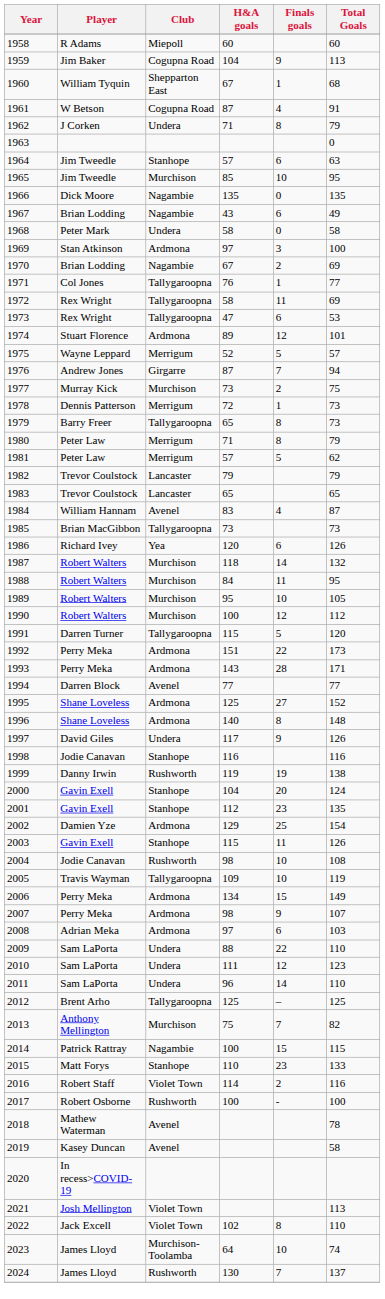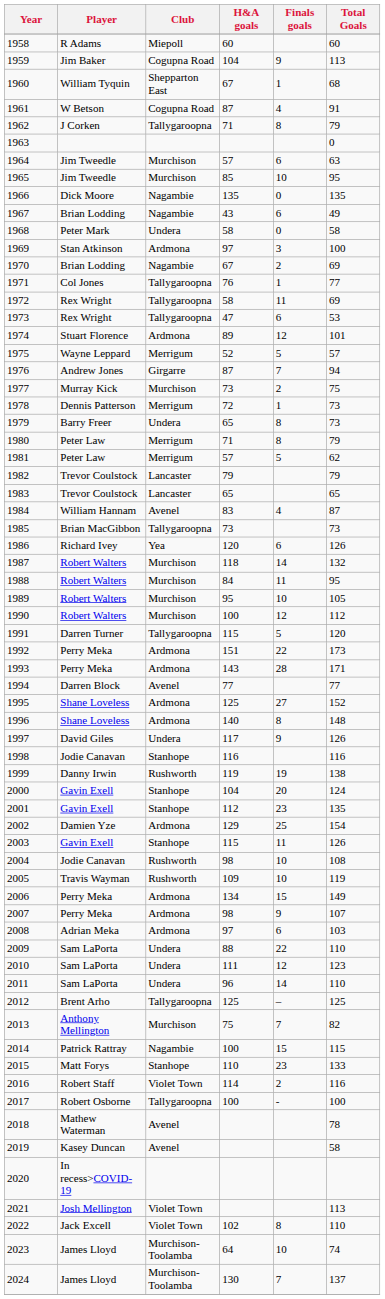(164, 125) Undera -> (180, 125) Tallygaroopna
(169, 160) Stanhope -> (172, 160) Murchison
(180, 423) Tallygaroopna -> (164, 423) Undera
(180, 878) Tallygaroopna -> (172, 878) Rushworth
(172, 1101) Rushworth -> (180, 1101) Tallygaroopna
(172, 1273) Rushworth -> (174, 1279) Murchison-Toolamba
